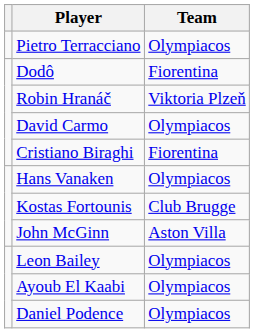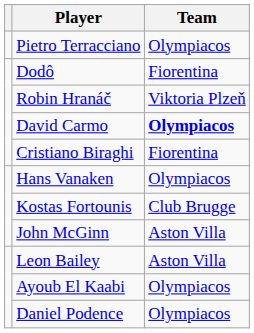(189, 125) normal -> (191, 125) bold
(189, 260) Olympiacos -> (187, 260) Aston Villa
